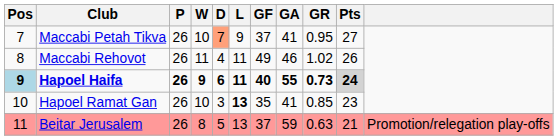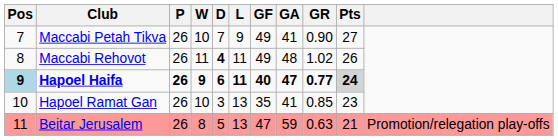(221, 37) lightsalmon background -> (221, 37) no background
(263, 37) 37 -> (263, 37) 49
(320, 37) 0.95 -> (320, 37) 0.90
(221, 59) normal -> (221, 59) bold
(289, 59) 46 -> (289, 59) 48
(289, 80) 55 -> (289, 80) 47
(320, 80) 0.73 -> (320, 80) 0.77
(240, 102) bold -> (240, 102) normal
(263, 124) 37 -> (263, 124) 47
